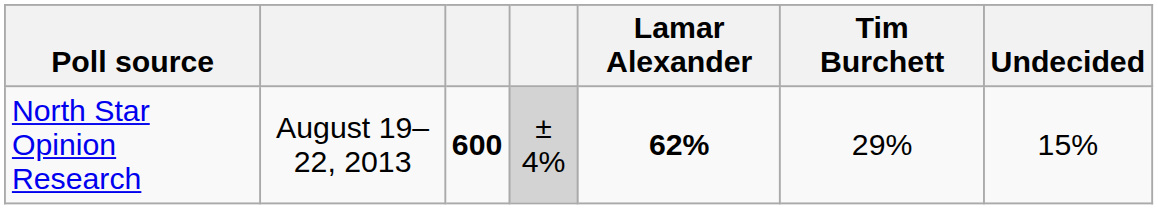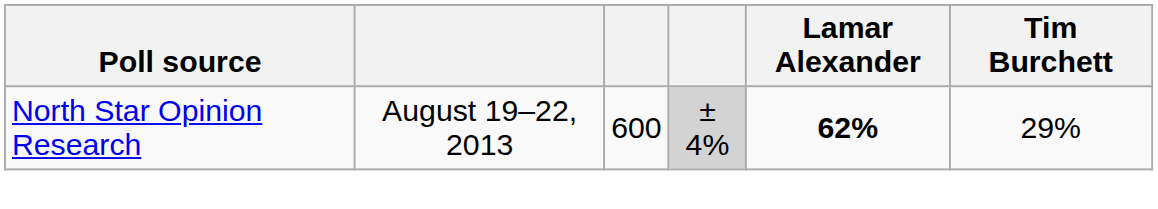- column: (1068, 62)
(477, 144) bold -> (636, 127) normal
